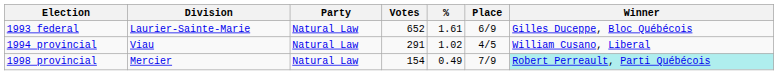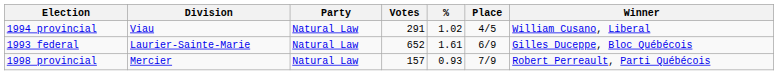rows swapped: (43, 29) <-> (52, 45)
(416, 61) 154 -> (416, 61) 157
(450, 61) 0.49 -> (450, 61) 0.93
(611, 61) paleturquoise background -> (611, 61) no background
